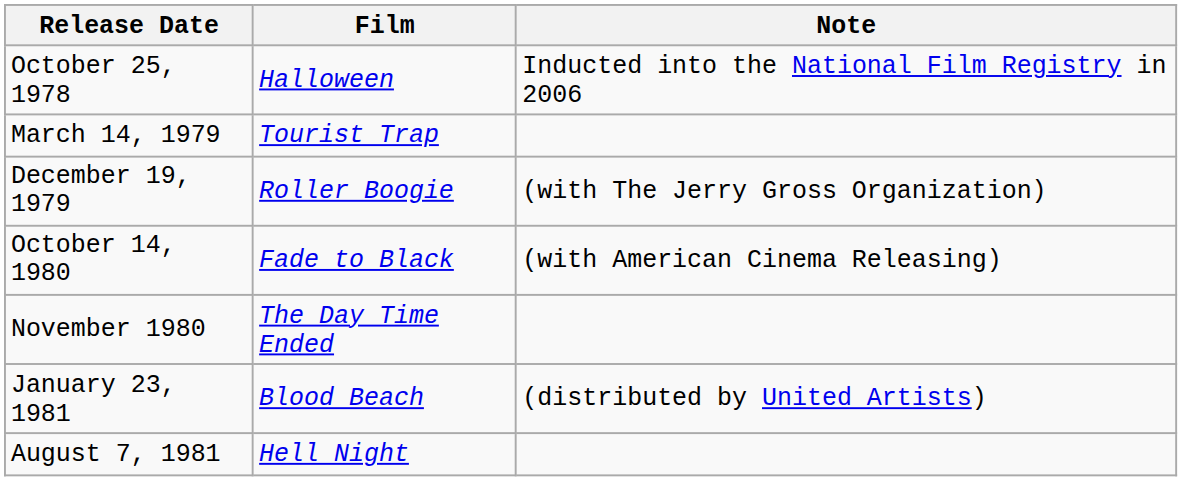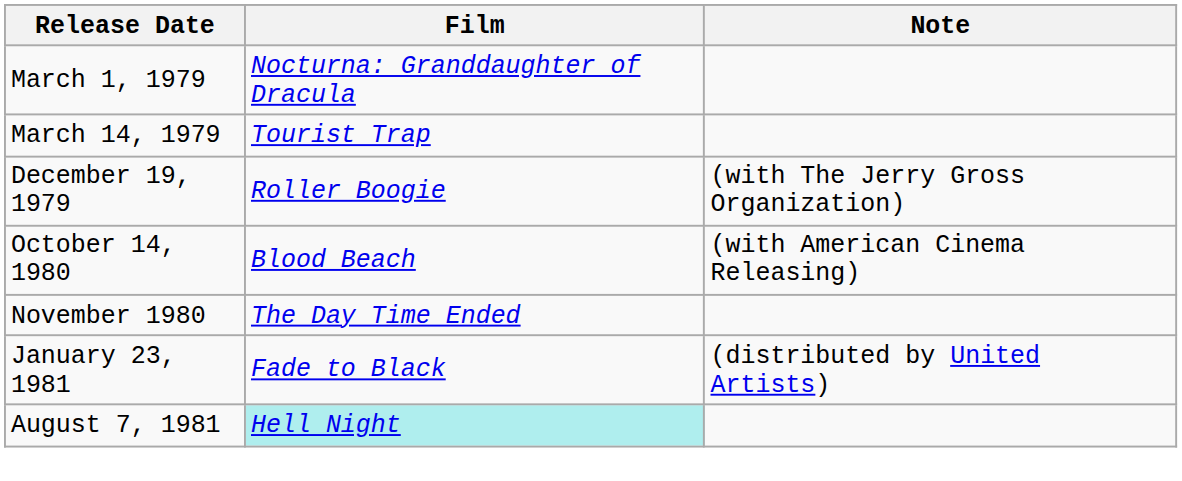- row: (93, 80)
+ row: (108, 80)
(356, 260) Fade to Black -> (333, 260) Blood Beach
(342, 399) Blood Beach -> (348, 370) Fade to Black
(334, 454) no background -> (326, 425) paleturquoise background
